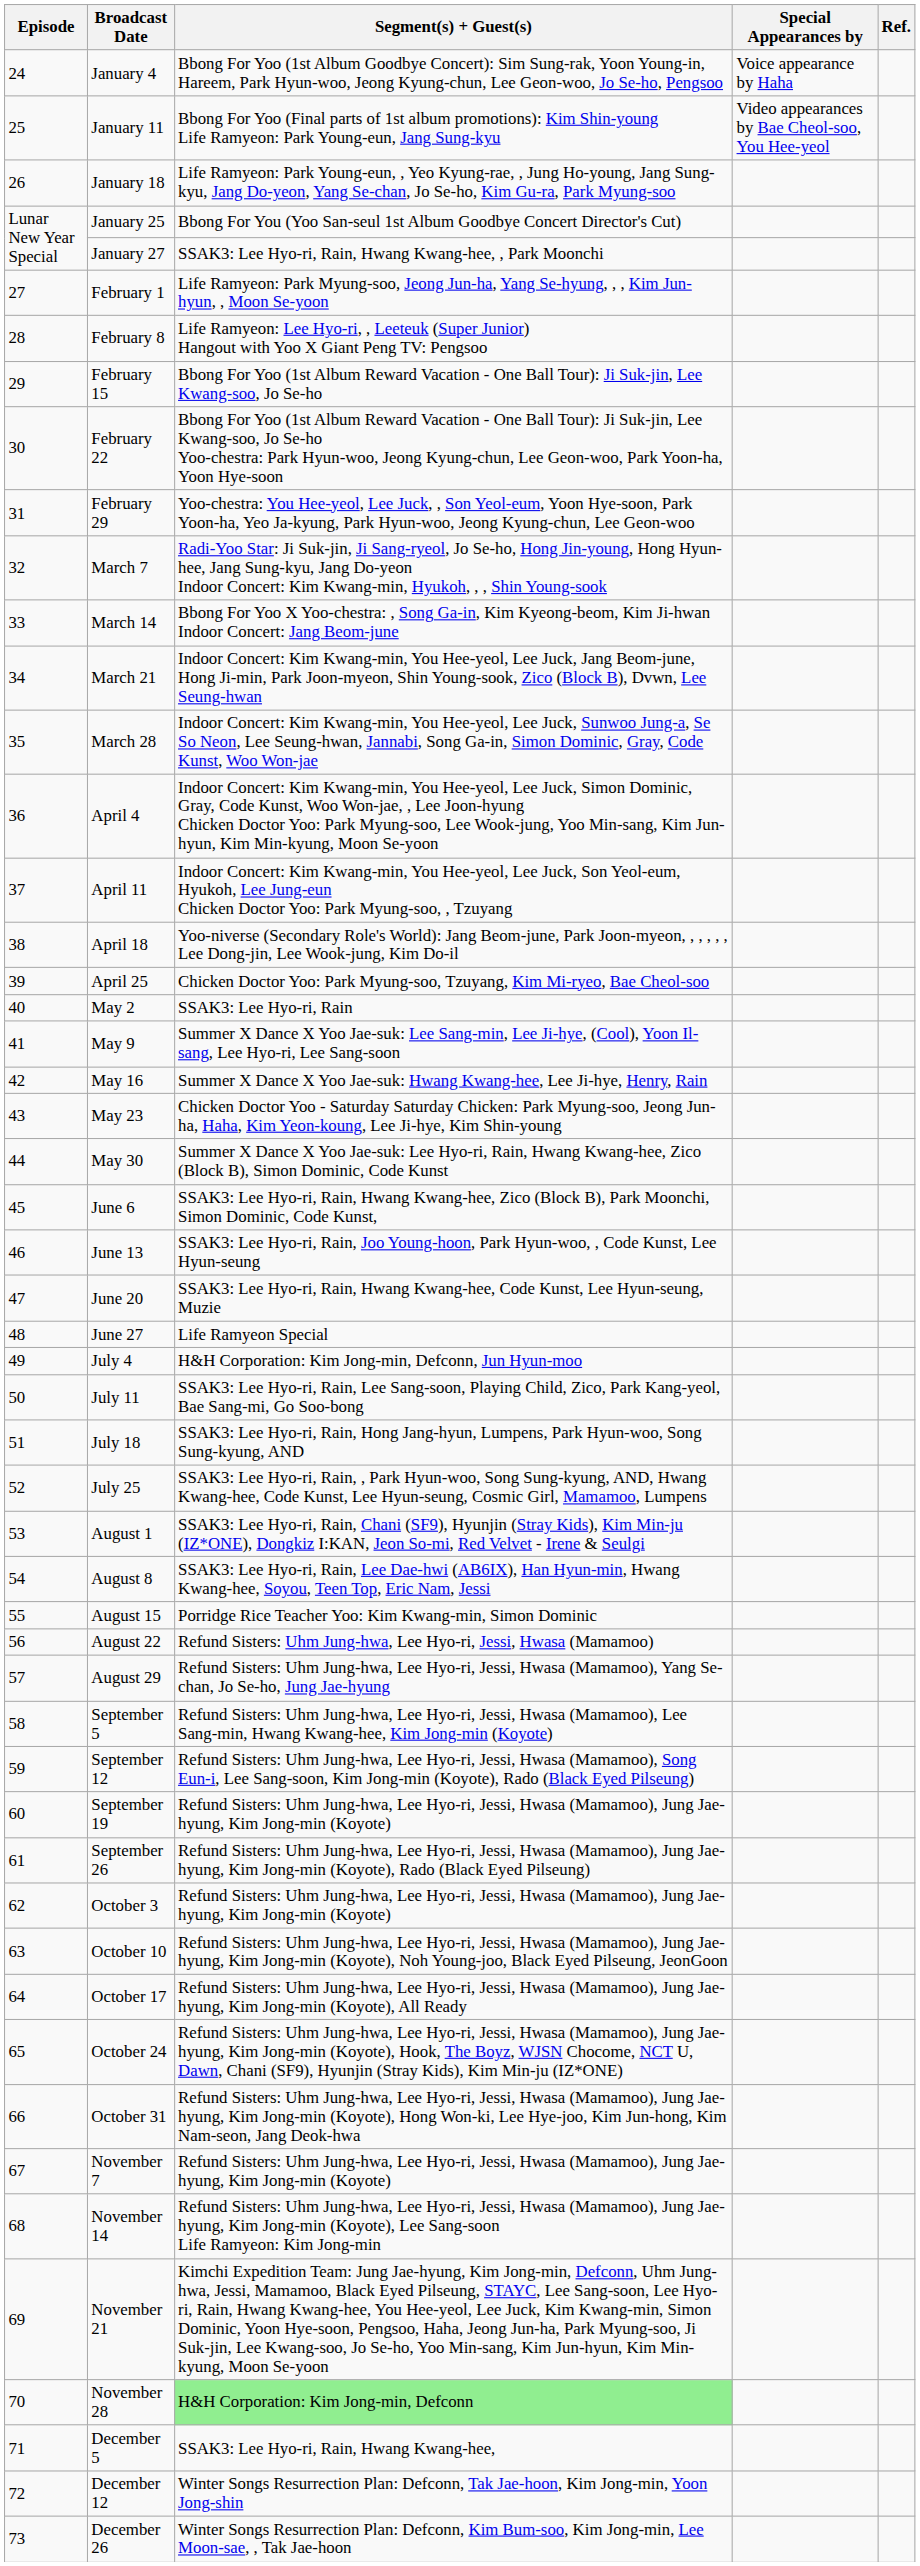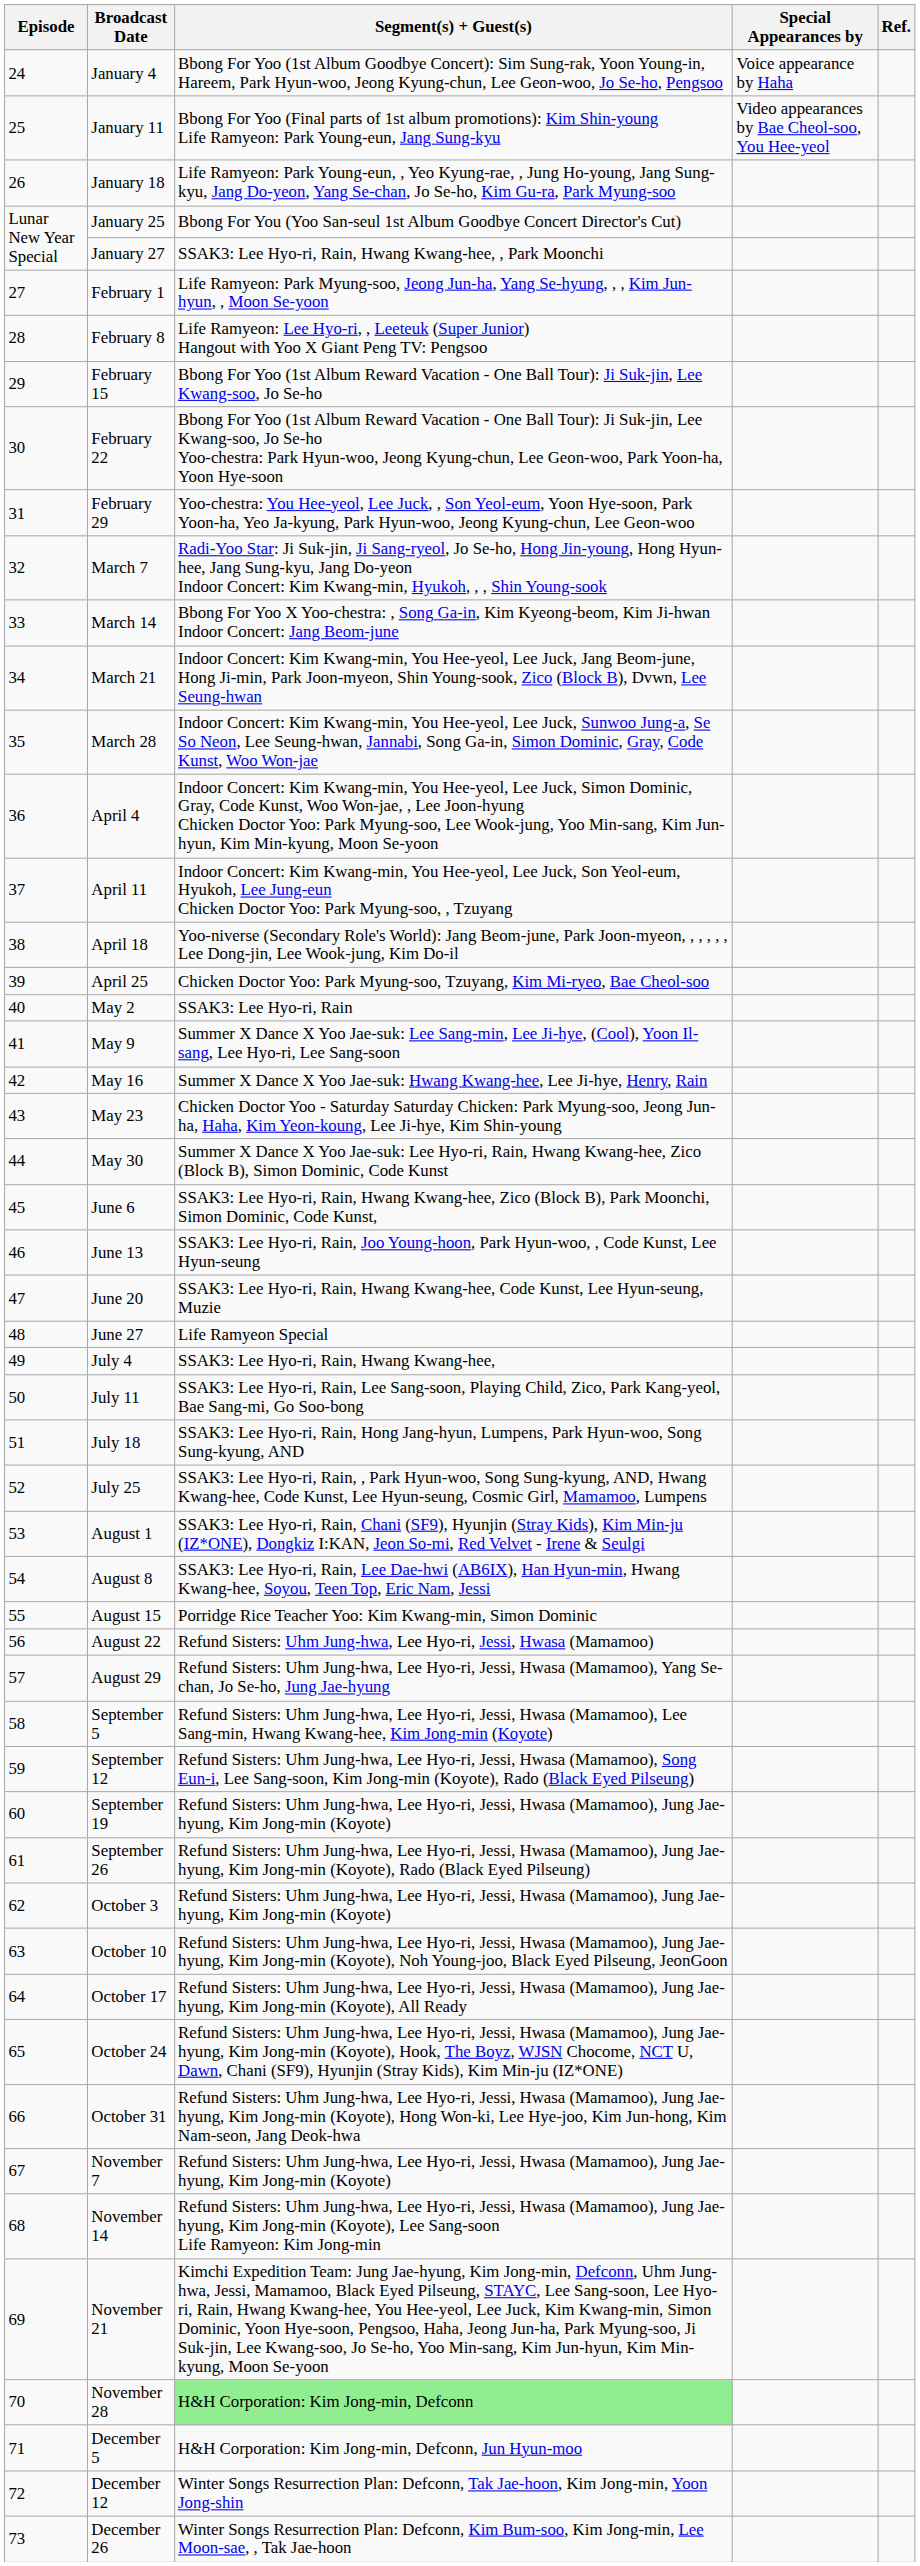(380, 1360) H&H Corporation: Kim Jong-min, Defconn, Jun Hyun-moo -> (337, 1360) SSAK3: Lee Hyo-ri, Rain, Hwang Kwang-hee,
(337, 2447) SSAK3: Lee Hyo-ri, Rain, Hwang Kwang-hee, -> (380, 2447) H&H Corporation: Kim Jong-min, Defconn, Jun Hyun-moo
